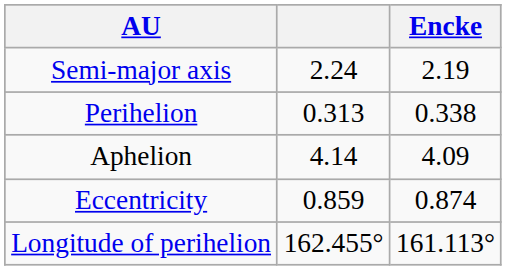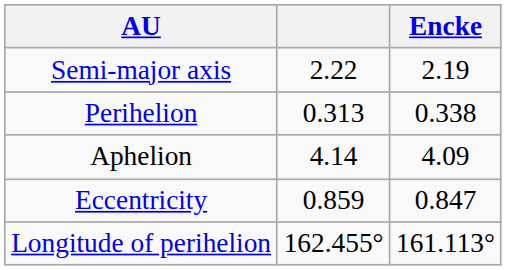(334, 69) 2.24 -> (334, 69) 2.22
(446, 199) 0.874 -> (446, 199) 0.847
